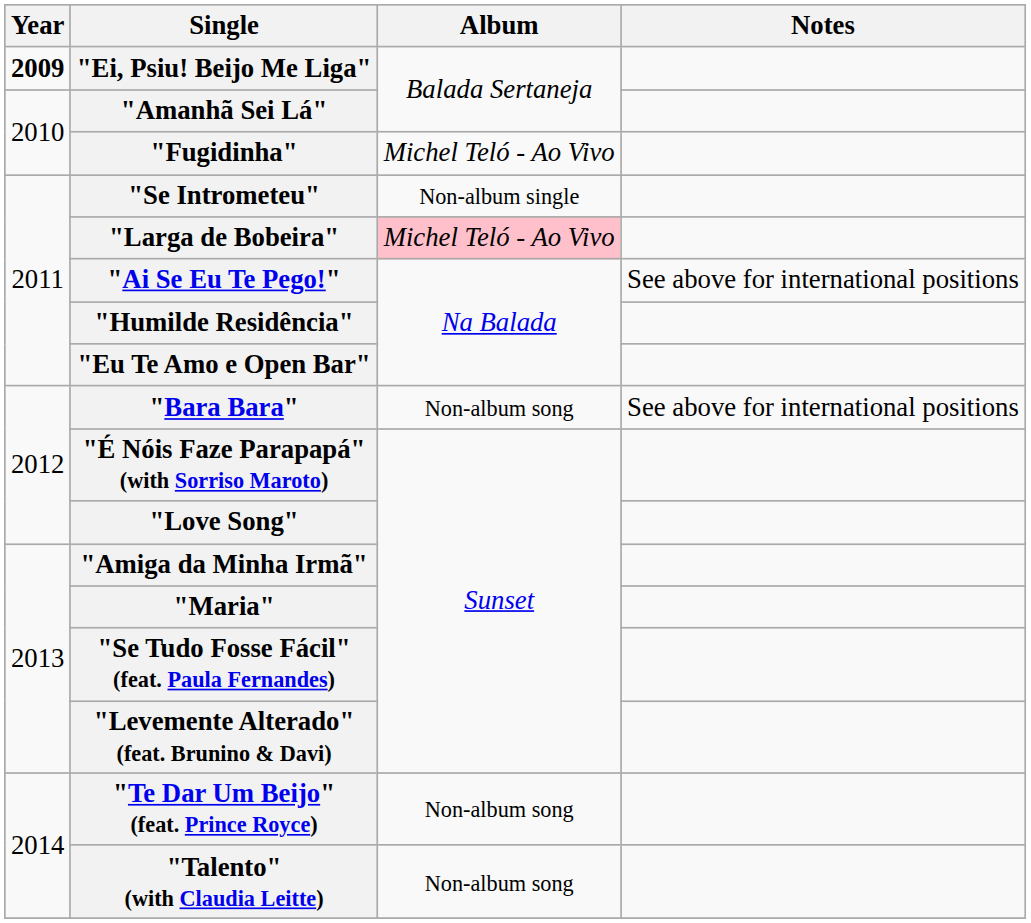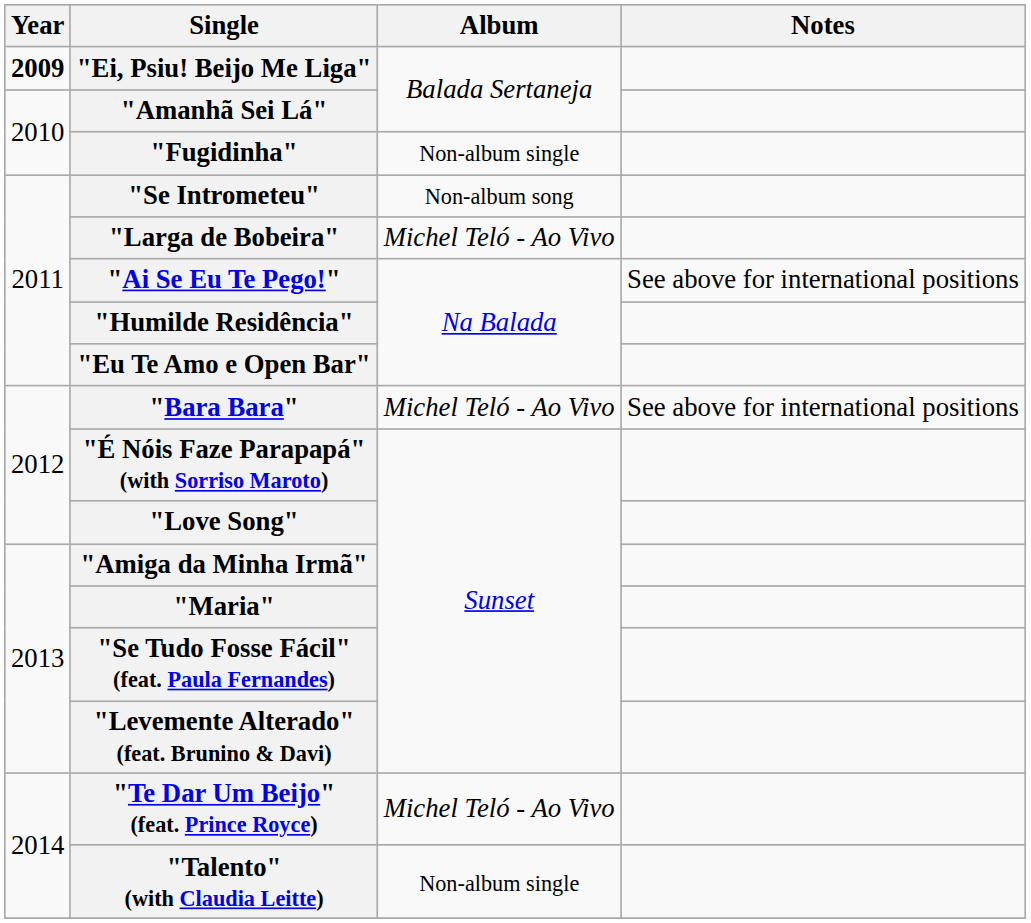(499, 152) Michel Teló - Ao Vivo -> (499, 154) Non-album single
(499, 196) Non-album single -> (499, 196) Non-album song
(499, 237) pink background -> (499, 237) no background
(499, 408) Non-album song -> (499, 407) Michel Teló - Ao Vivo
(499, 810) Non-album song -> (499, 808) Michel Teló - Ao Vivo
(499, 883) Non-album song -> (499, 883) Non-album single
